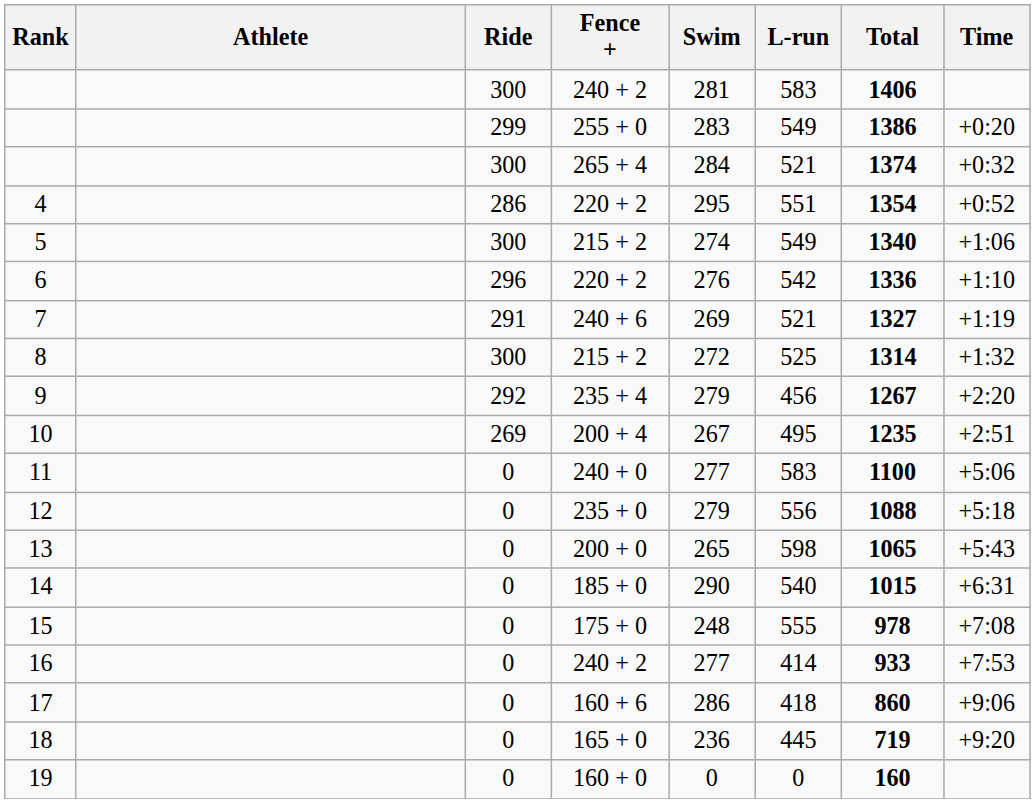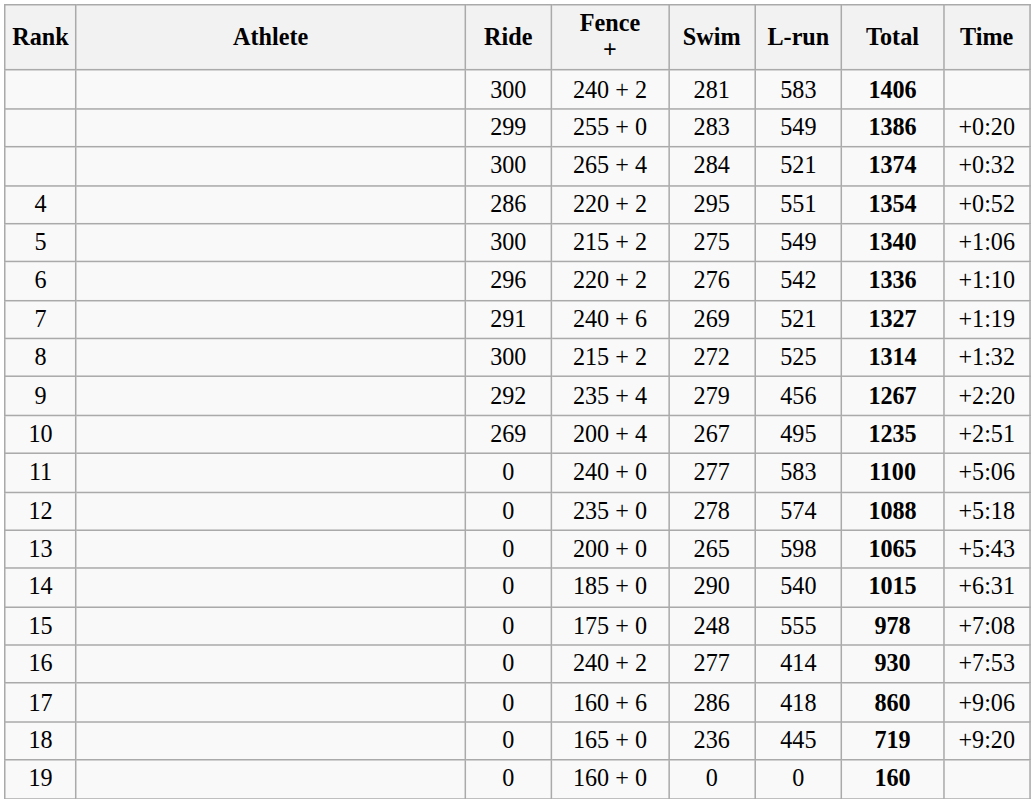(712, 242) 274 -> (712, 242) 275
(712, 510) 279 -> (712, 510) 278
(798, 510) 556 -> (798, 510) 574
(893, 663) 933 -> (893, 663) 930
